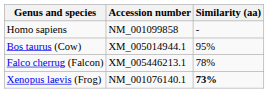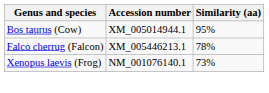- row: (37, 29)
(206, 79) bold -> (205, 63) normal
